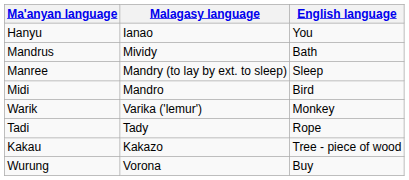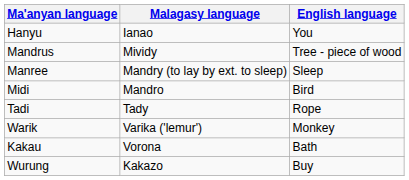(305, 52) Bath -> (347, 52) Tree - piece of wood
rows swapped: (18, 128) <-> (22, 109)
(143, 147) Kakazo -> (142, 147) Vorona
(347, 147) Tree - piece of wood -> (305, 147) Bath
(142, 166) Vorona -> (143, 166) Kakazo
